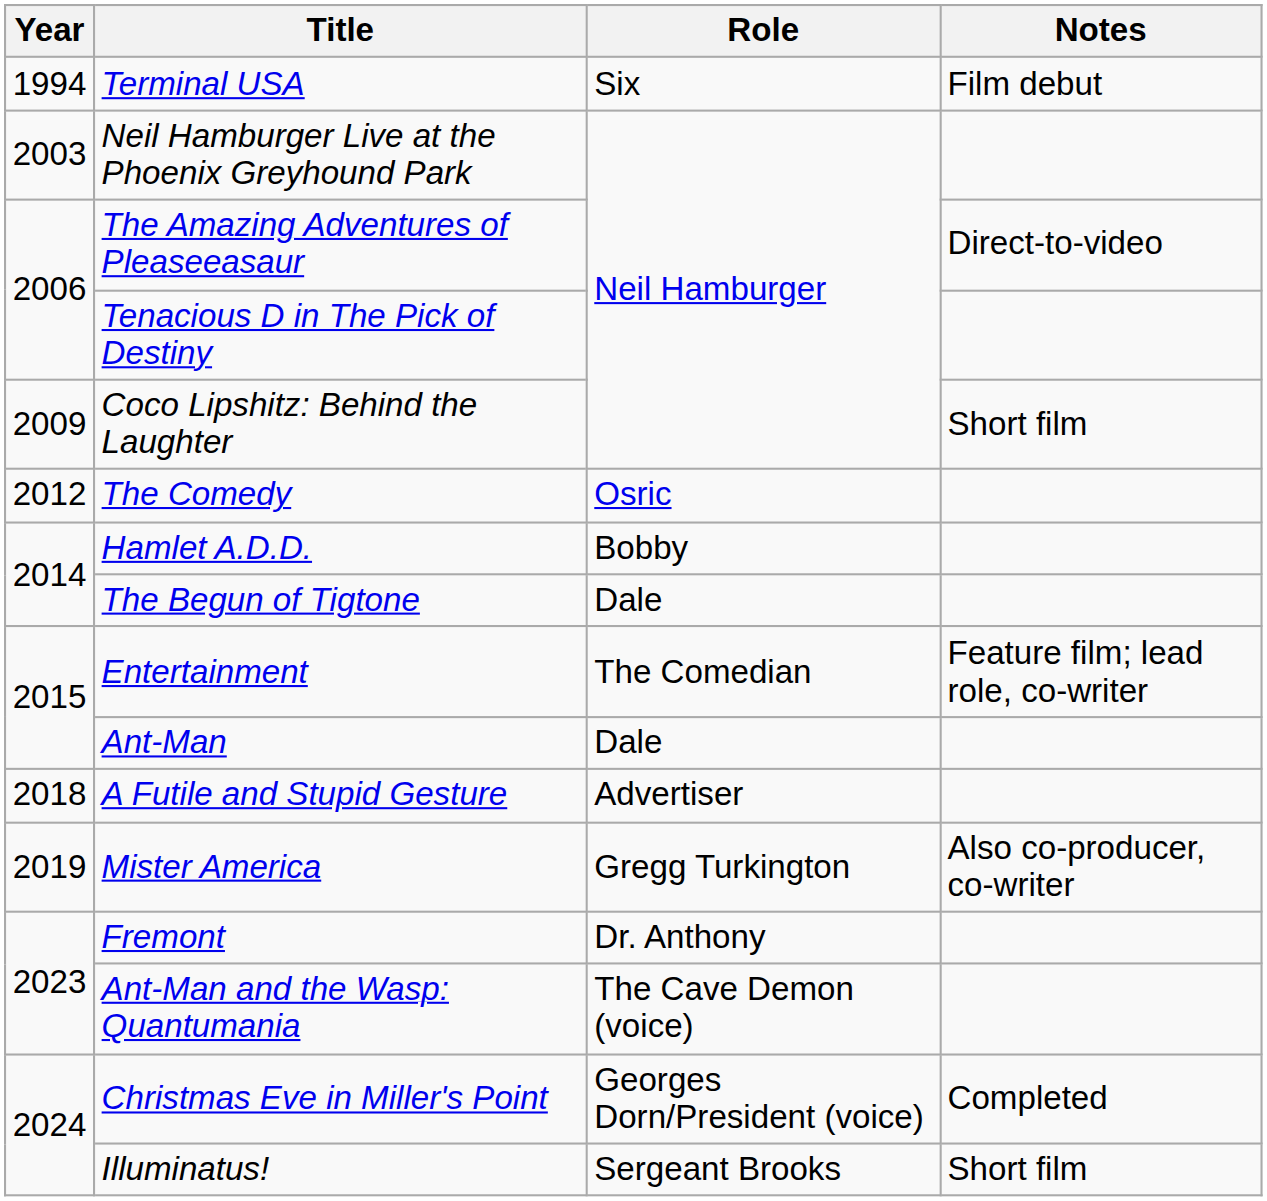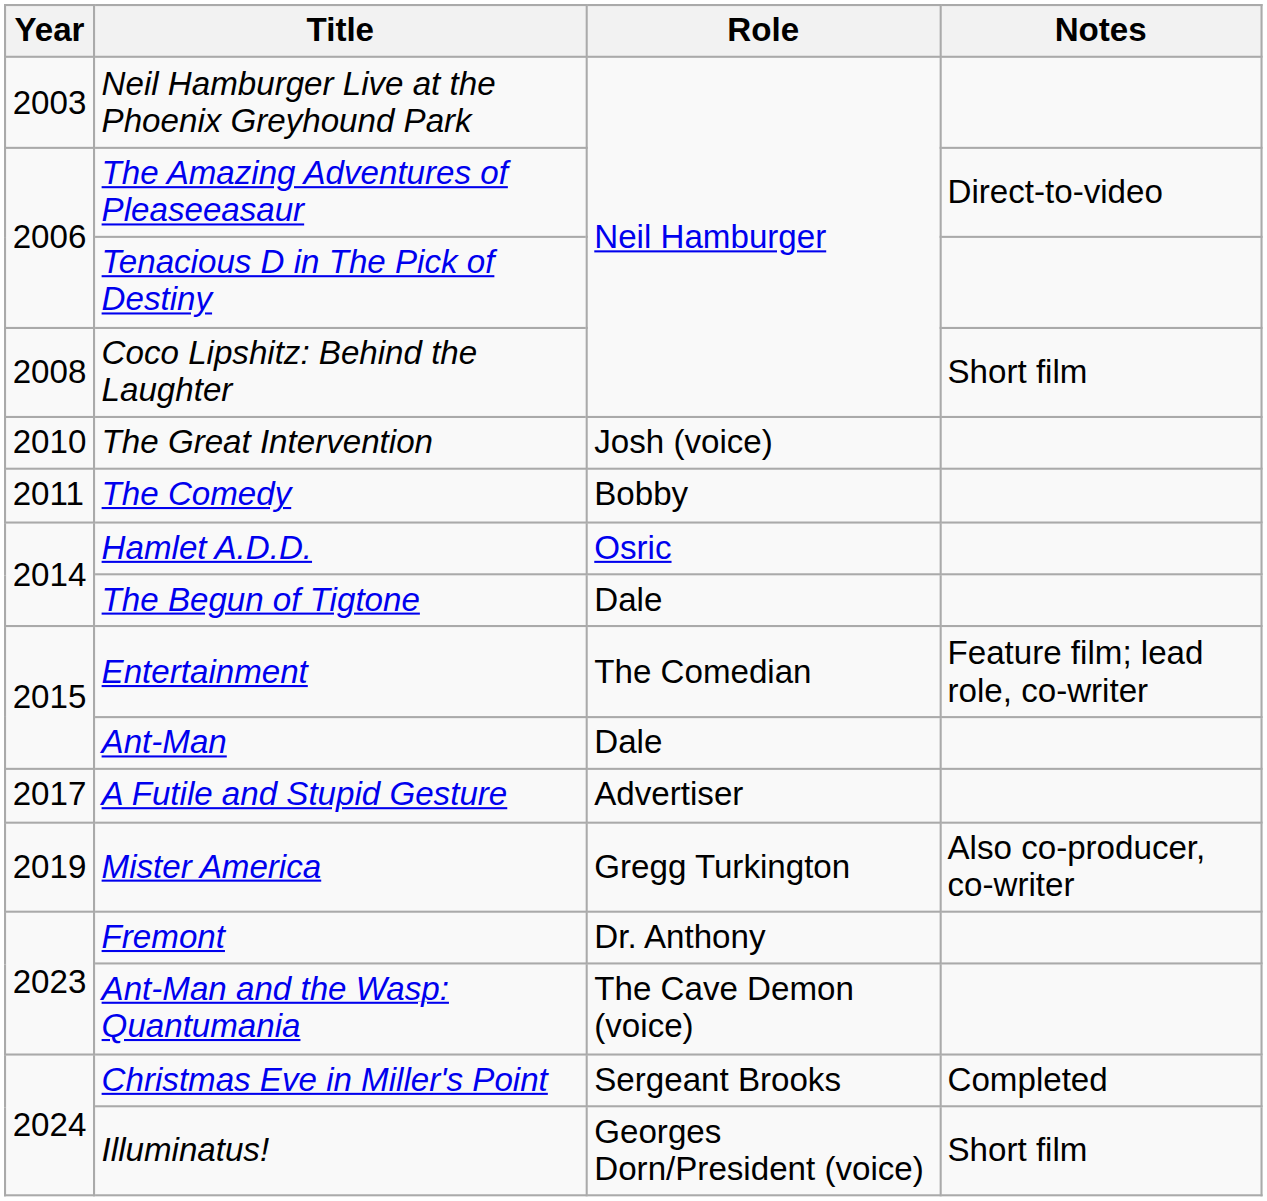- row: (203, 83)
(50, 423) 2009 -> (50, 371) 2008
+ row: (267, 442)
(50, 494) 2012 -> (48, 494) 2011
(633, 494) Osric -> (641, 494) Bobby
(641, 547) Bobby -> (633, 547) Osric
(50, 794) 2018 -> (50, 794) 2017
(759, 1098) Georges Dorn/President (voice) -> (718, 1079) Sergeant Brooks
(718, 1169) Sergeant Brooks -> (759, 1150) Georges Dorn/President (voice)
